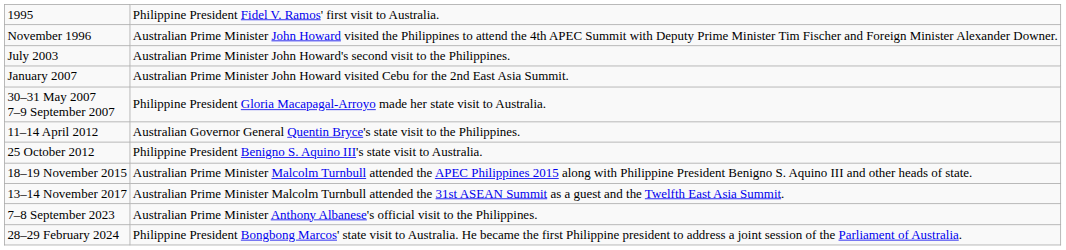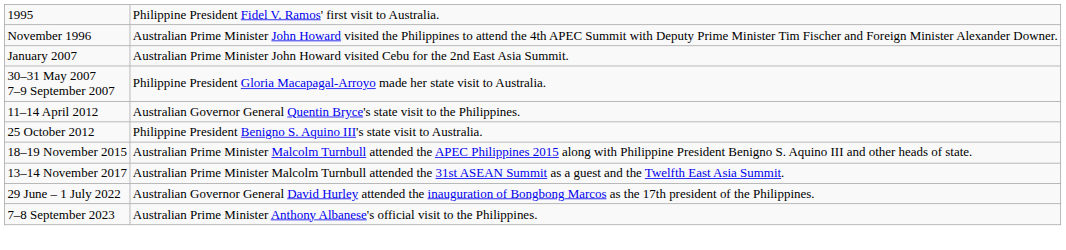- row: (33, 55)
+ row: (64, 193)
- row: (63, 234)
